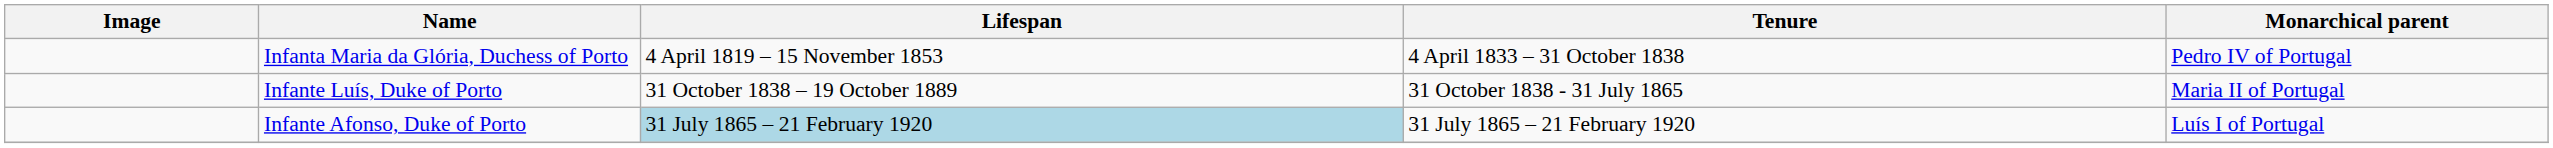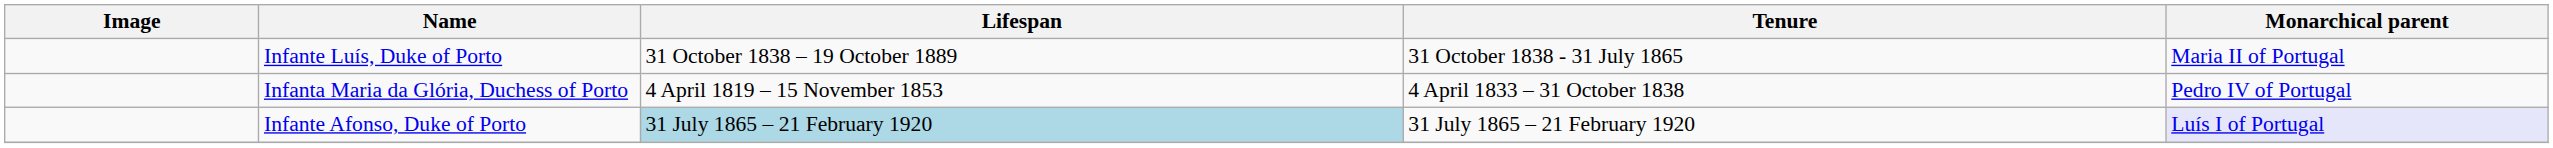rows swapped: (446, 55) <-> (383, 90)
(2248, 124) no background -> (2248, 124) lavender background
